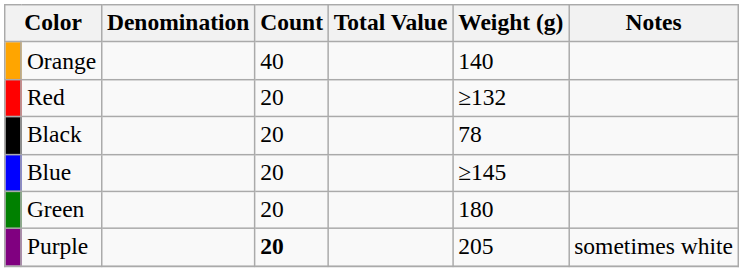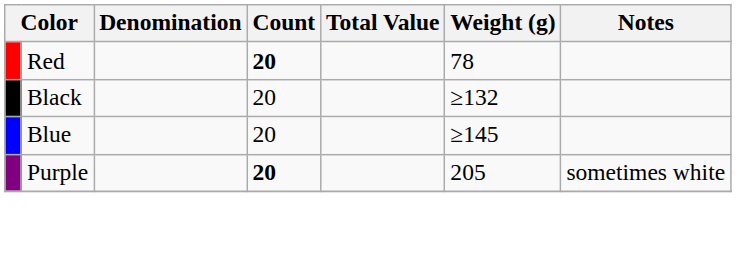- row: (61, 60)
(272, 97) normal -> (264, 60) bold
(482, 97) ≥132 -> (462, 60) 78
(470, 135) 78 -> (474, 97) ≥132
- row: (56, 209)
